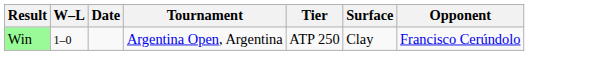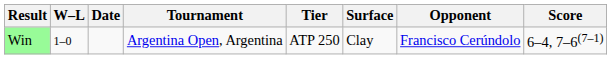+ column: (565, 15)
